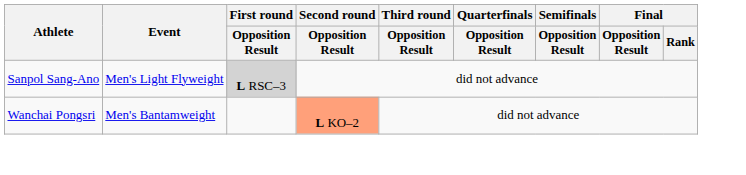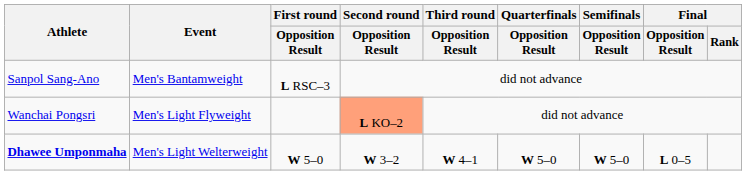(164, 79) Men's Light Flyweight -> (188, 79) Men's Bantamweight
(261, 86) lightgrey background -> (305, 86) no background
(160, 115) Men's Bantamweight -> (192, 115) Men's Light Flyweight
+ row: (67, 152)
